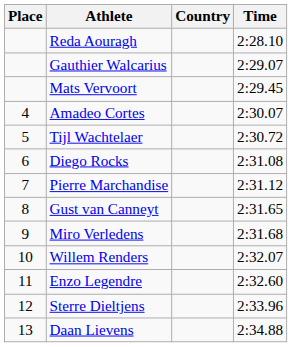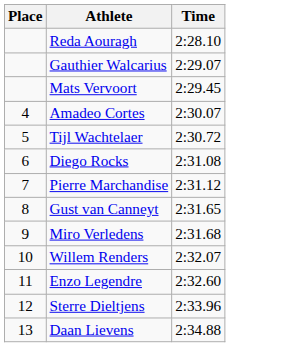- column: (203, 16)
